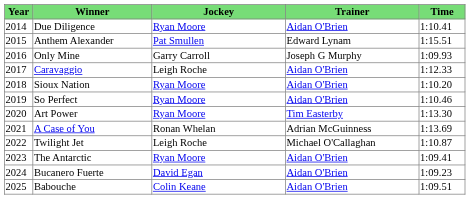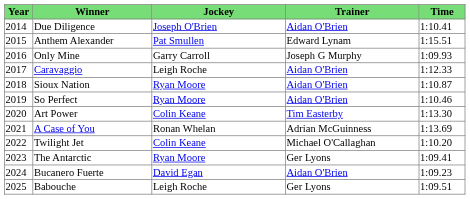(179, 26) Ryan Moore -> (185, 26) Joseph O'Brien
(436, 84) 1:10.20 -> (436, 84) 1:10.87
(179, 114) Ryan Moore -> (179, 114) Colin Keane
(180, 143) Leigh Roche -> (179, 143) Colin Keane
(436, 143) 1:10.87 -> (436, 143) 1:10.20
(317, 157) Aidan O'Brien -> (309, 157) Ger Lyons
(179, 187) Colin Keane -> (180, 187) Leigh Roche
(317, 187) Aidan O'Brien -> (309, 187) Ger Lyons
